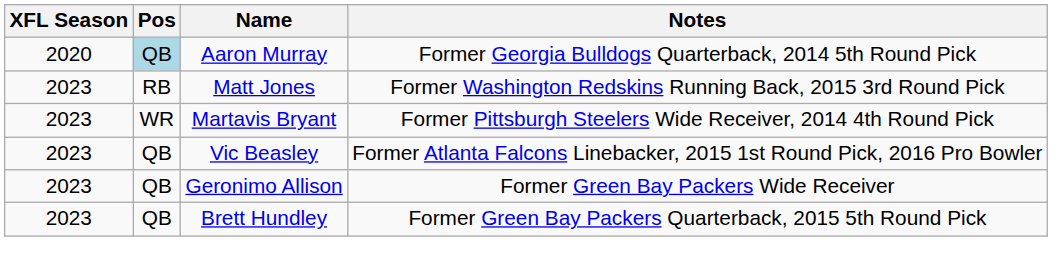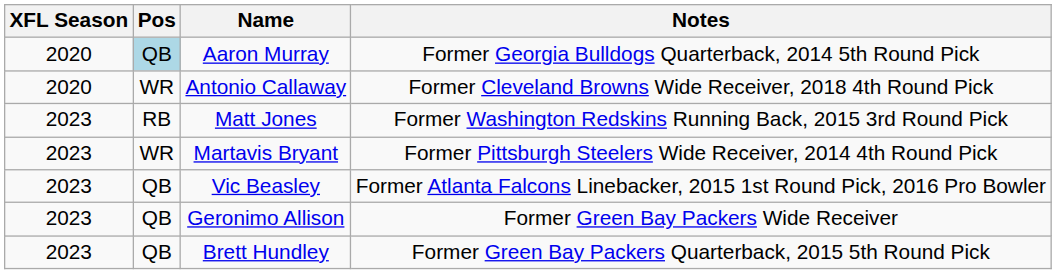+ row: (266, 86)
